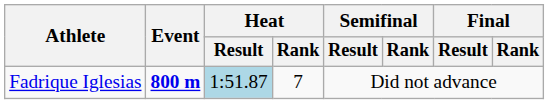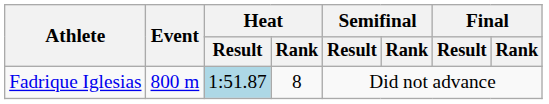(175, 82) bold -> (175, 82) normal
(298, 82) 7 -> (297, 82) 8
